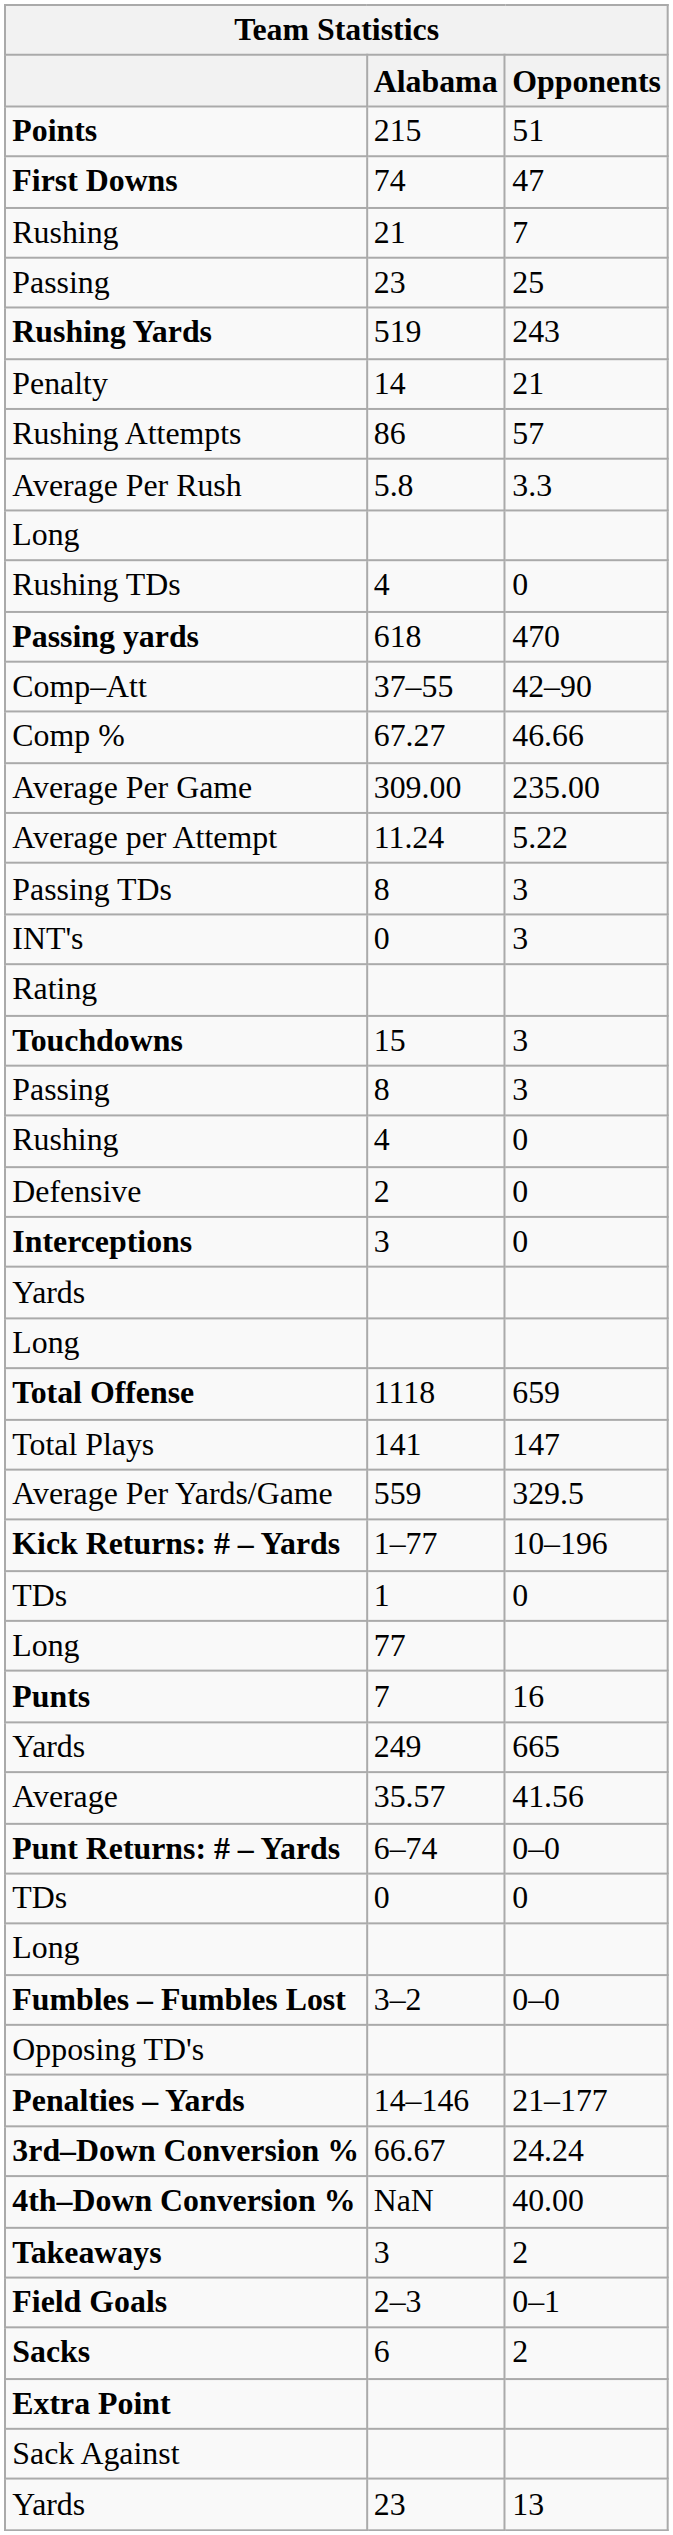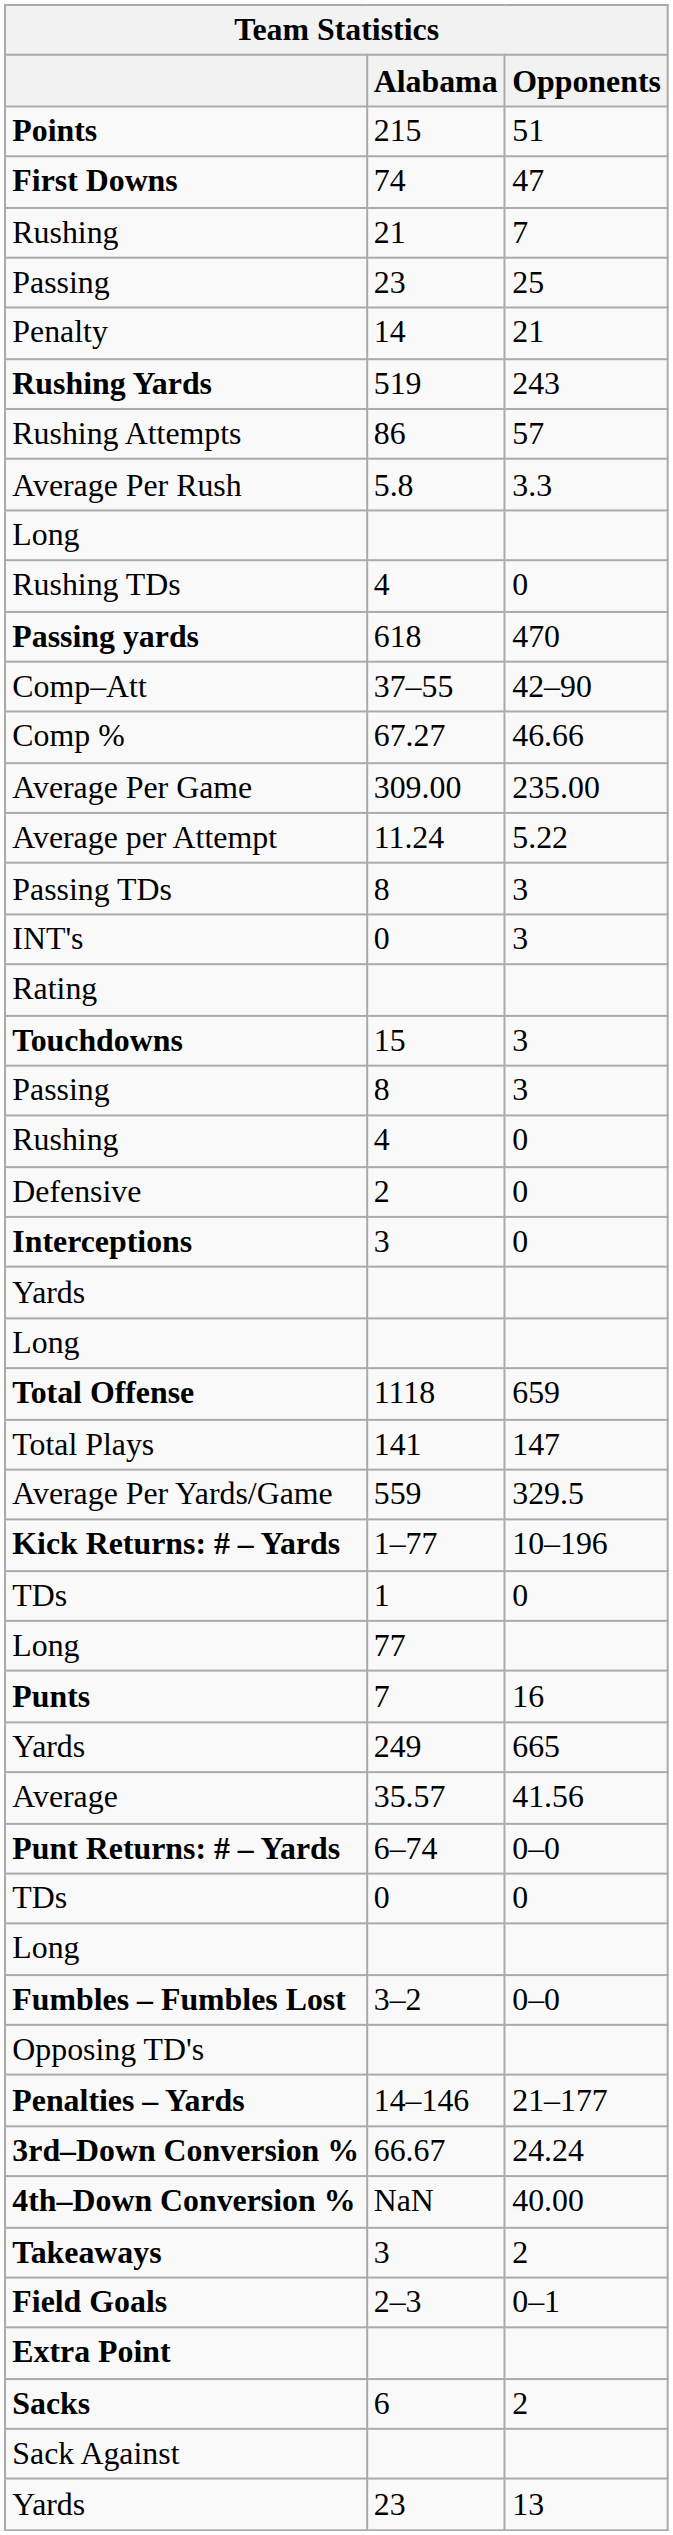rows swapped: (60, 383) <-> (112, 332)
rows swapped: (91, 2403) <-> (51, 2352)
